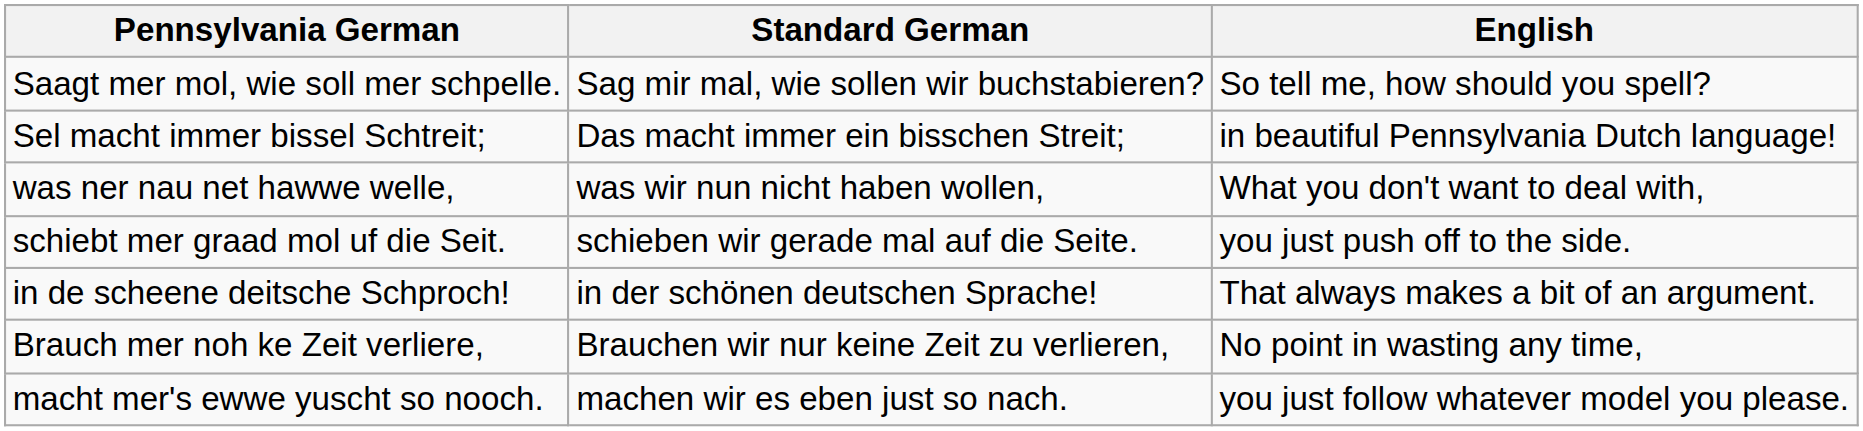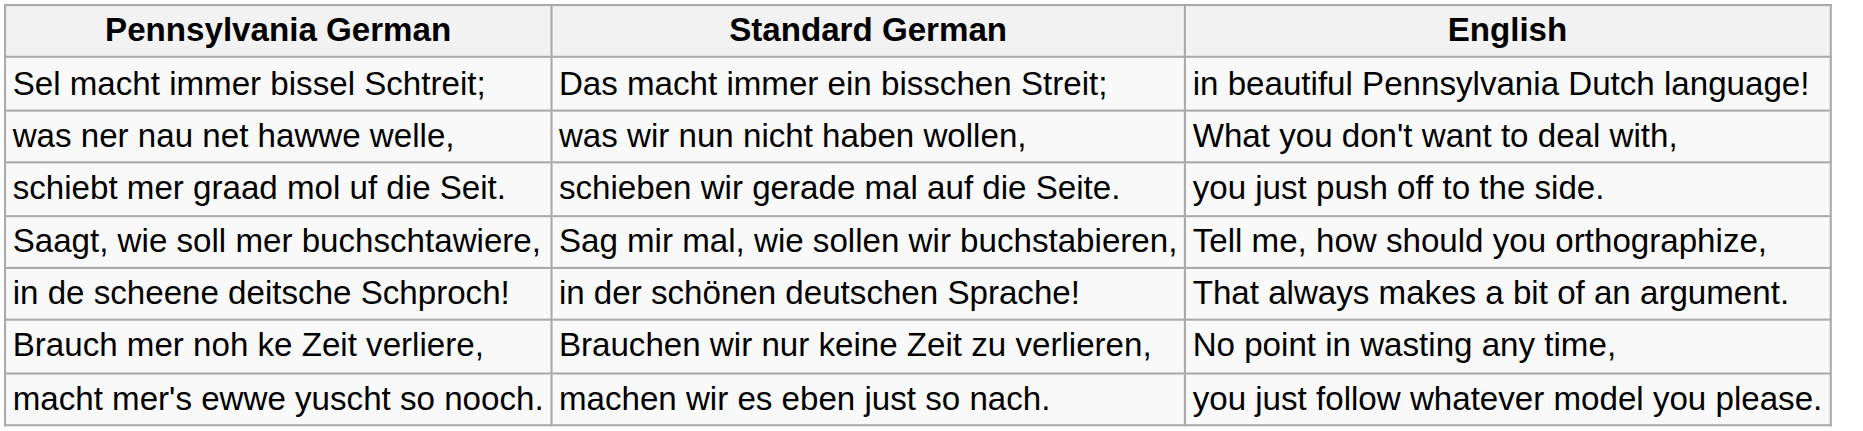- row: (287, 83)
+ row: (277, 240)
